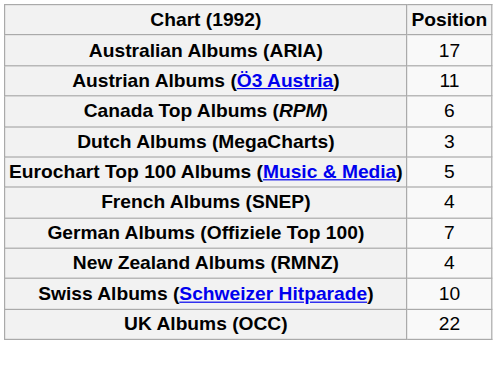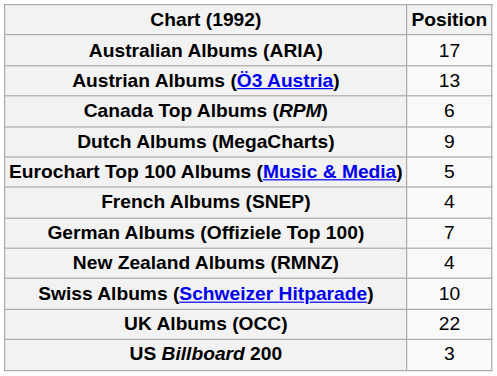(449, 80) 11 -> (449, 80) 13
(449, 141) 3 -> (449, 141) 9
+ row: (206, 354)
